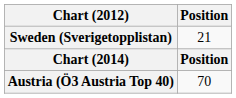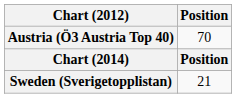rows swapped: (91, 37) <-> (91, 81)
